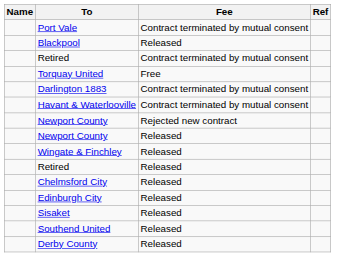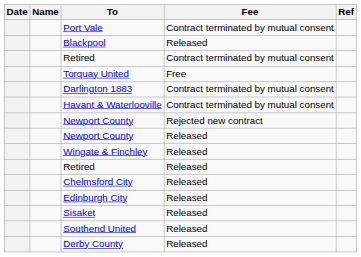+ column: (17, 12)
